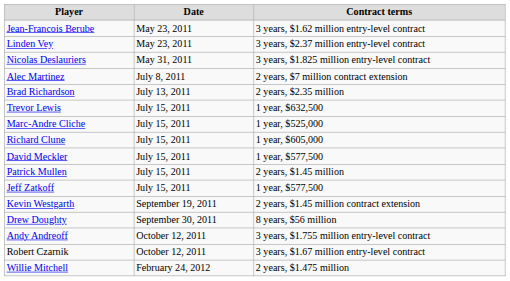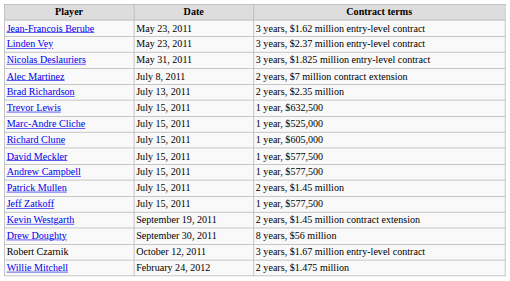+ row: (44, 172)
- row: (37, 236)
